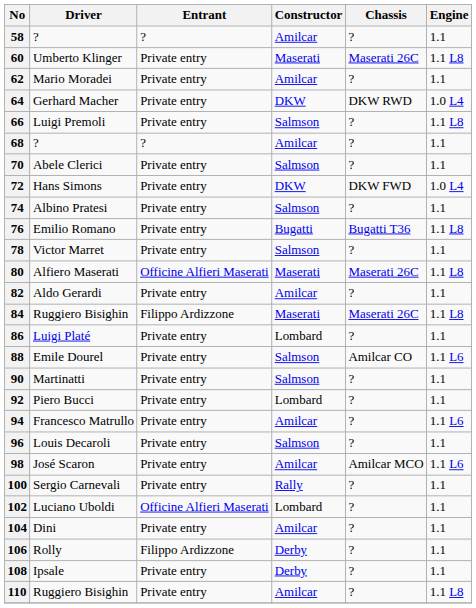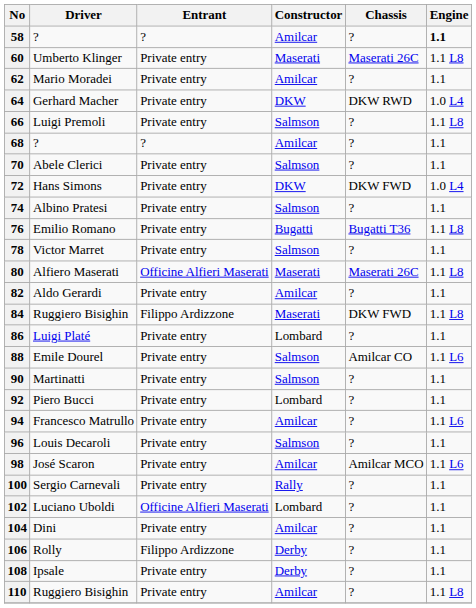(438, 36) normal -> (438, 36) bold
(384, 314) Maserati 26C -> (380, 314) DKW FWD
